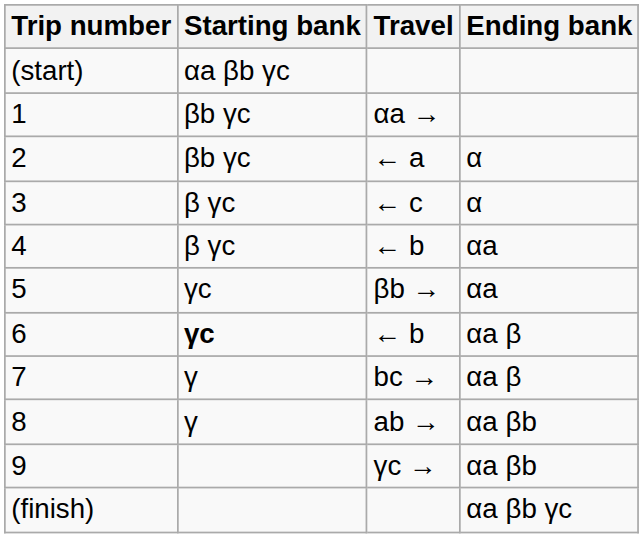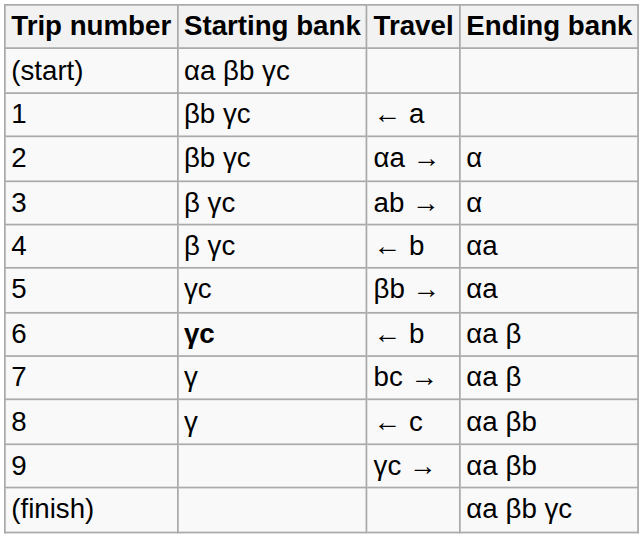(407, 114) αa → -> (399, 114) ← a
(399, 158) ← a -> (407, 158) αa →
(398, 202) ← c -> (407, 202) ab →
(407, 421) ab → -> (398, 421) ← c
